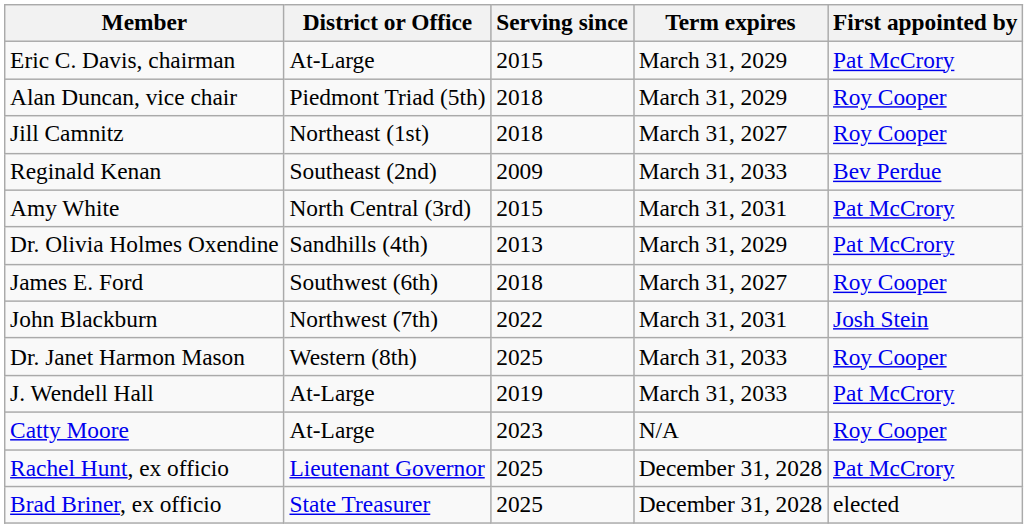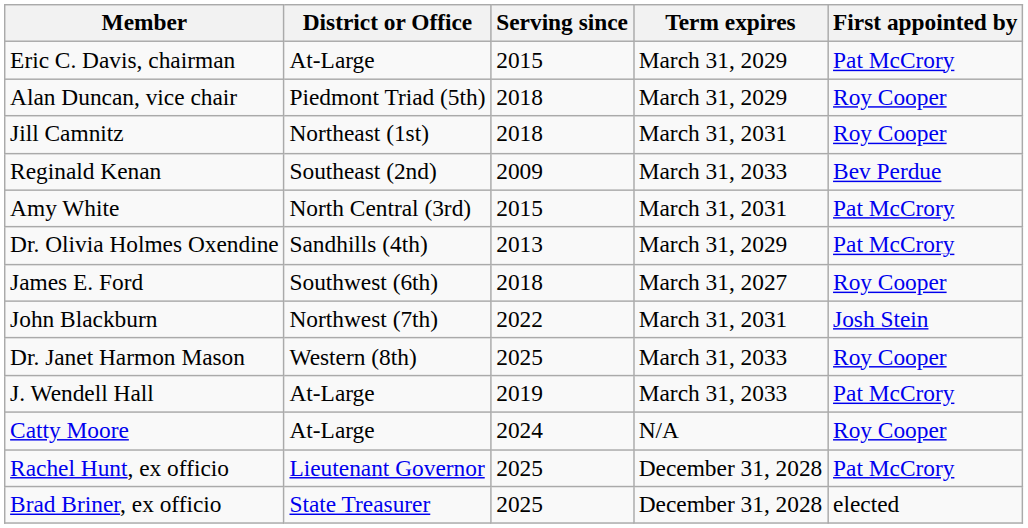(713, 134) March 31, 2027 -> (713, 134) March 31, 2031
(520, 430) 2023 -> (520, 430) 2024
